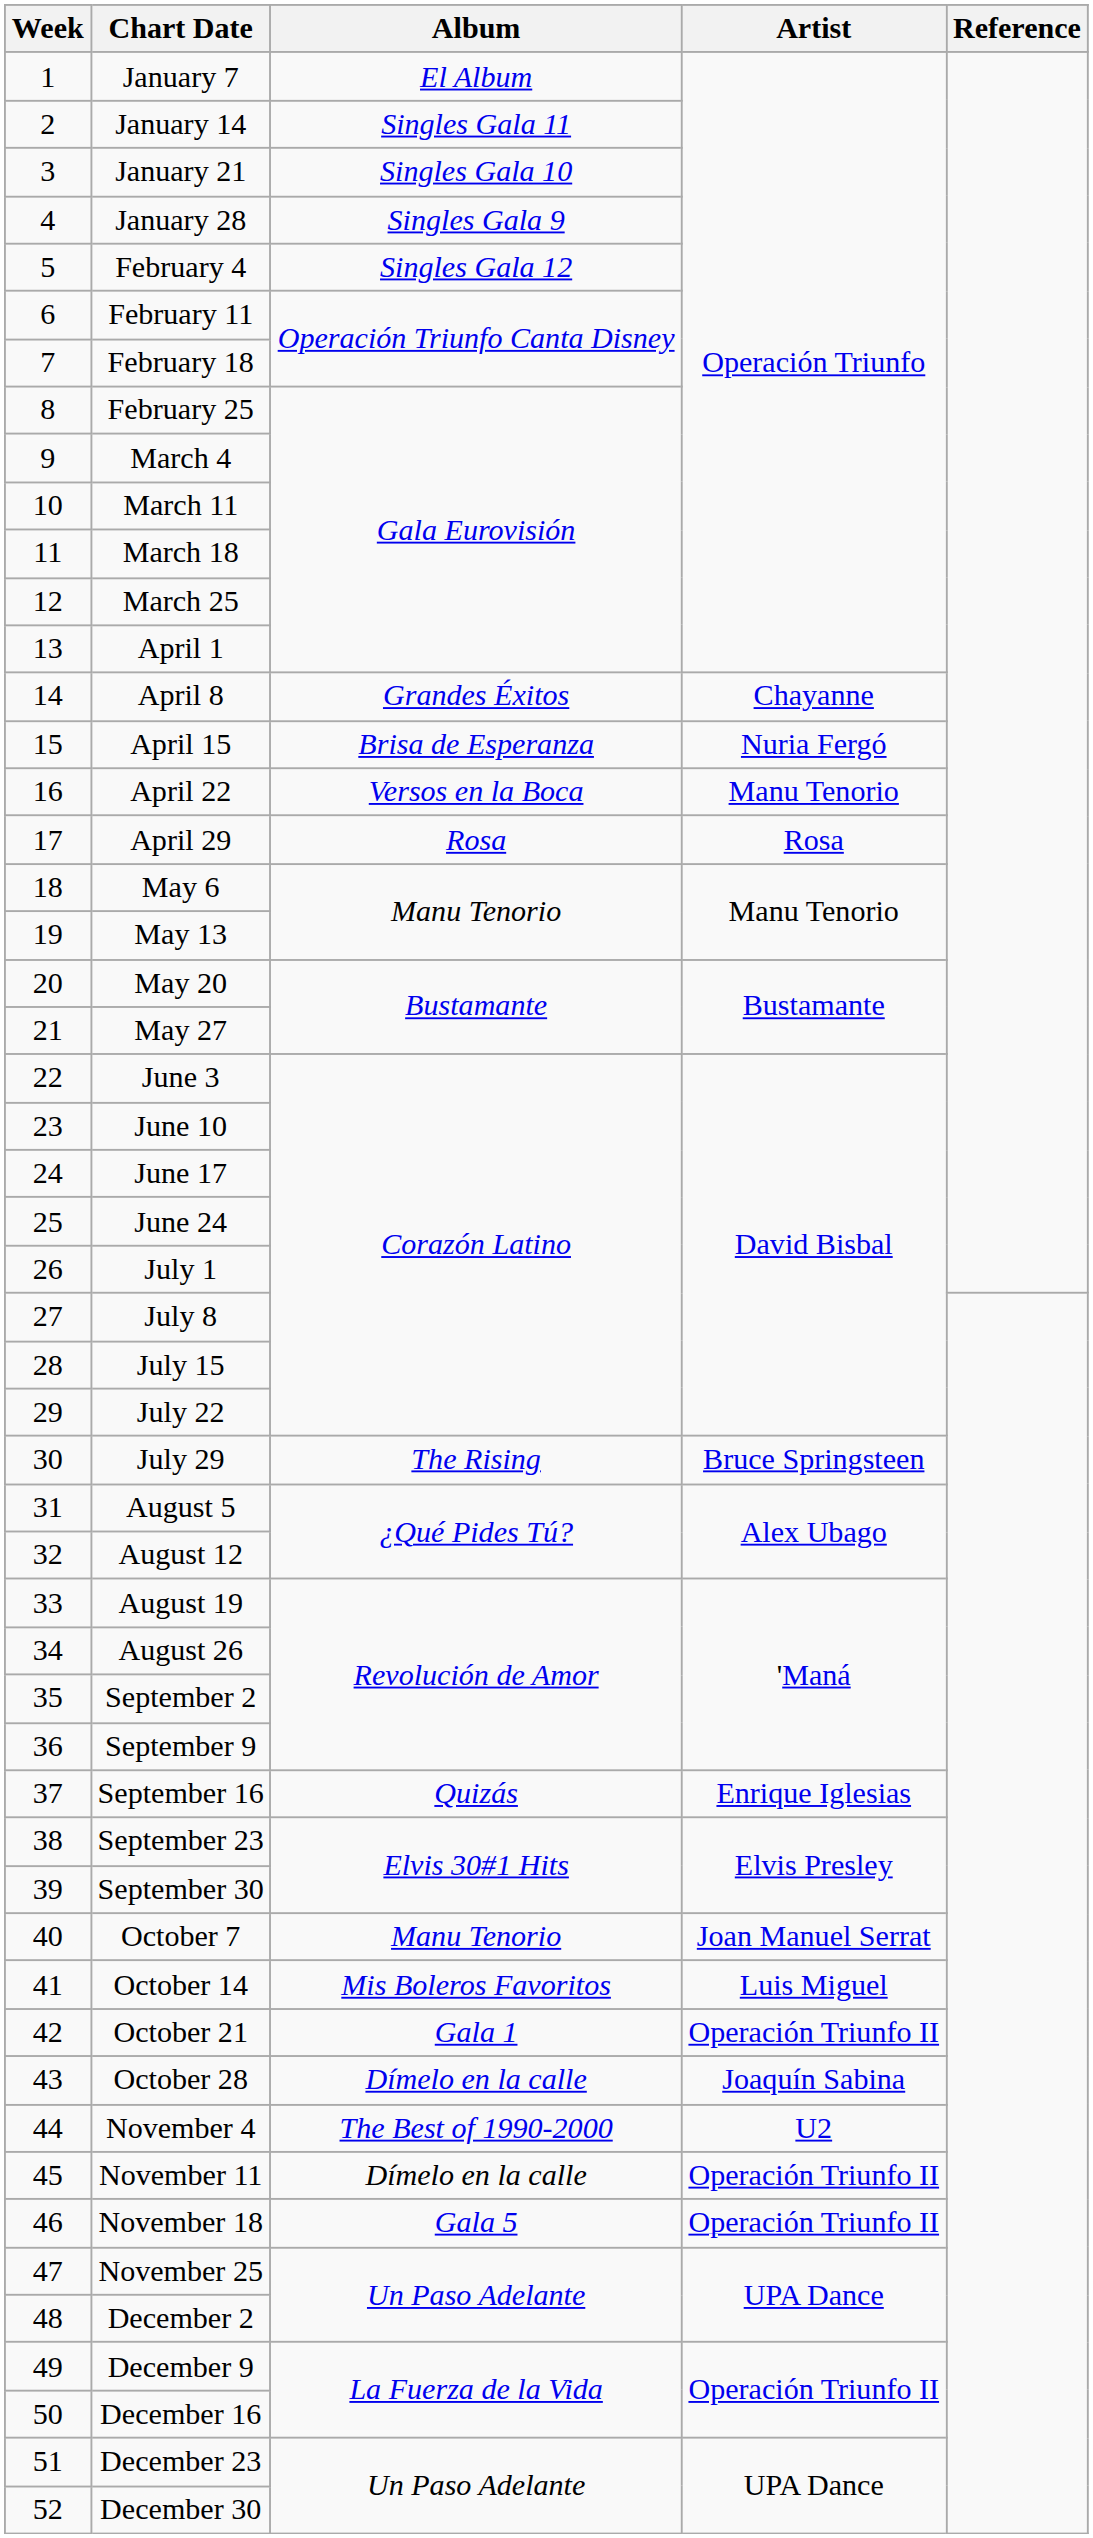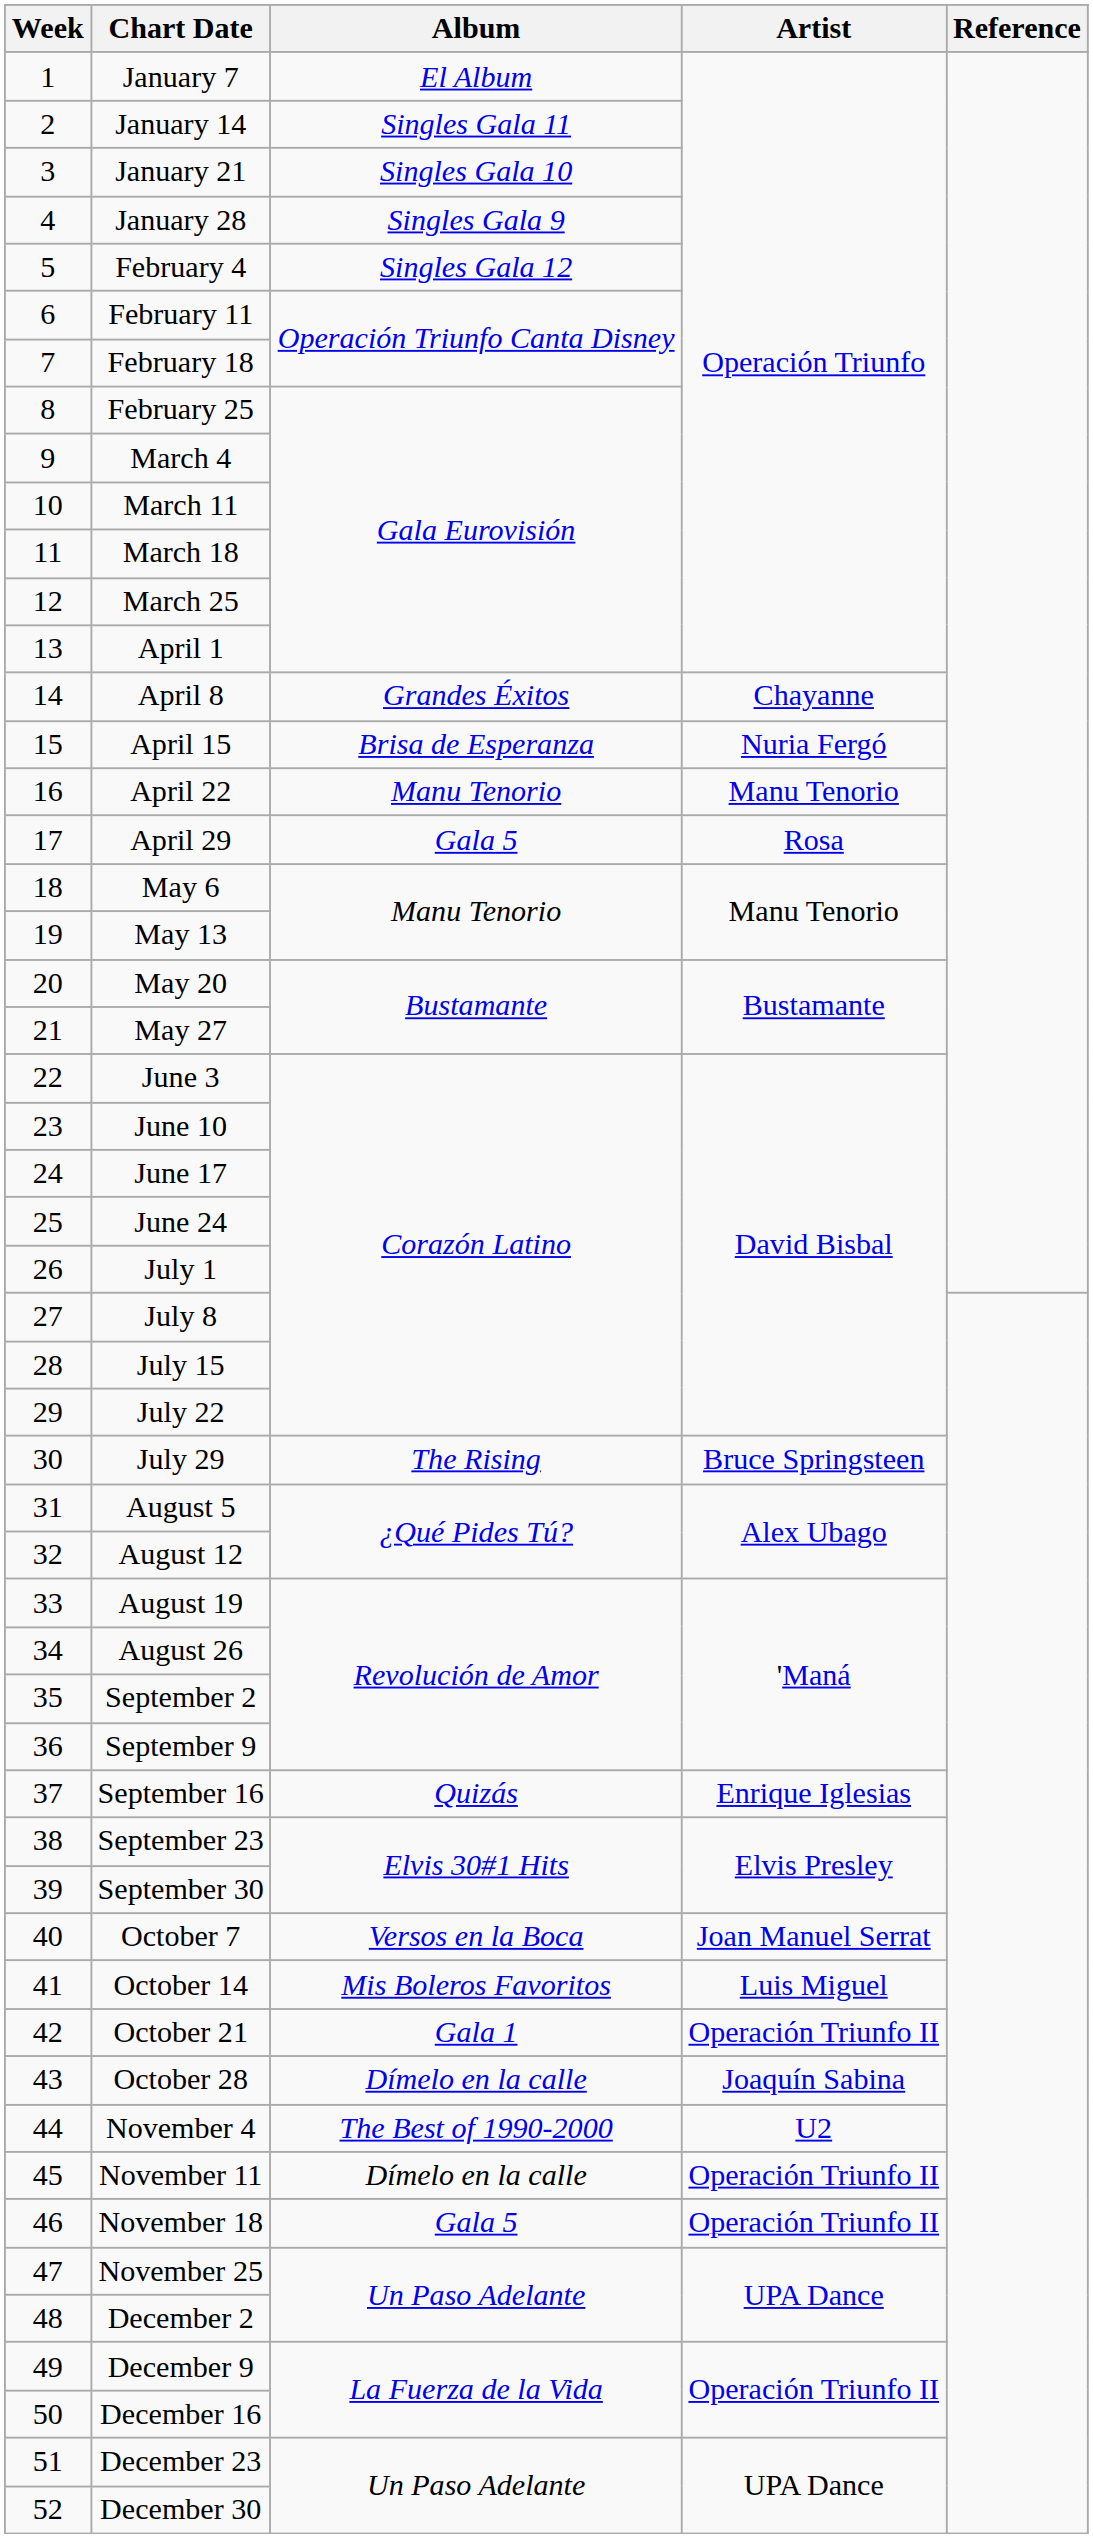(476, 791) Versos en la Boca -> (476, 791) Manu Tenorio
(476, 839) Rosa -> (476, 839) Gala 5
(476, 1936) Manu Tenorio -> (476, 1936) Versos en la Boca
